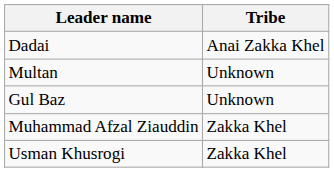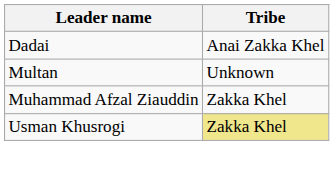- row: (37, 99)
(247, 153) no background -> (247, 126) khaki background
